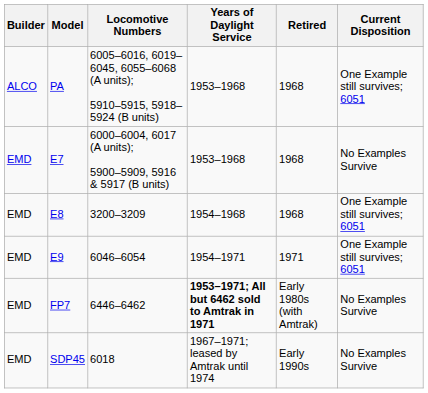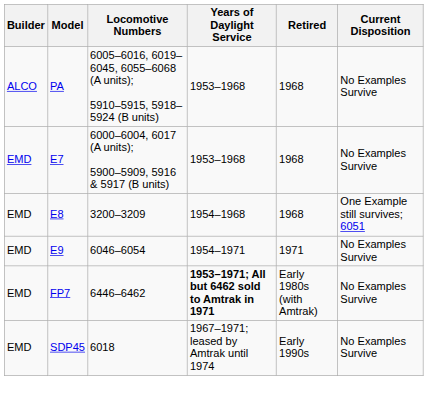(374, 86) One Example still survives; 6051 -> (373, 86) No Examples Survive
(374, 257) One Example still survives; 6051 -> (373, 250) No Examples Survive
